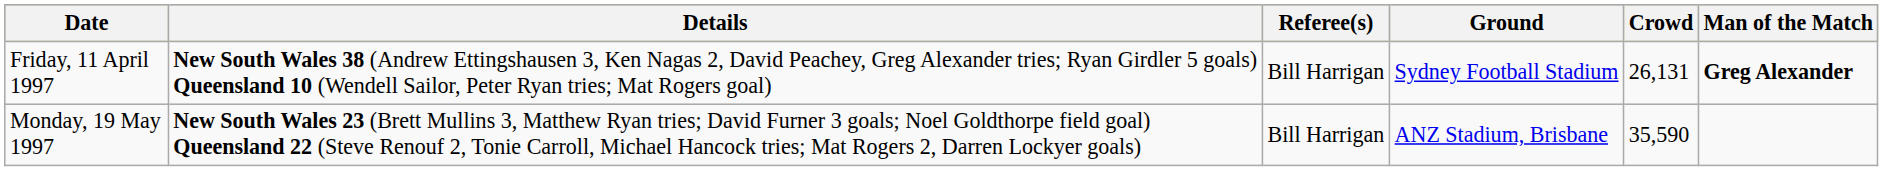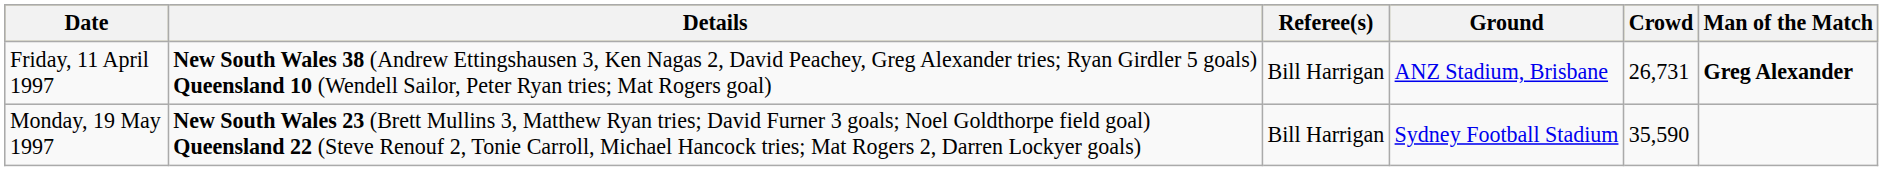(1507, 72) Sydney Football Stadium -> (1501, 72) ANZ Stadium, Brisbane
(1659, 72) 26,131 -> (1659, 72) 26,731
(1501, 134) ANZ Stadium, Brisbane -> (1507, 134) Sydney Football Stadium
